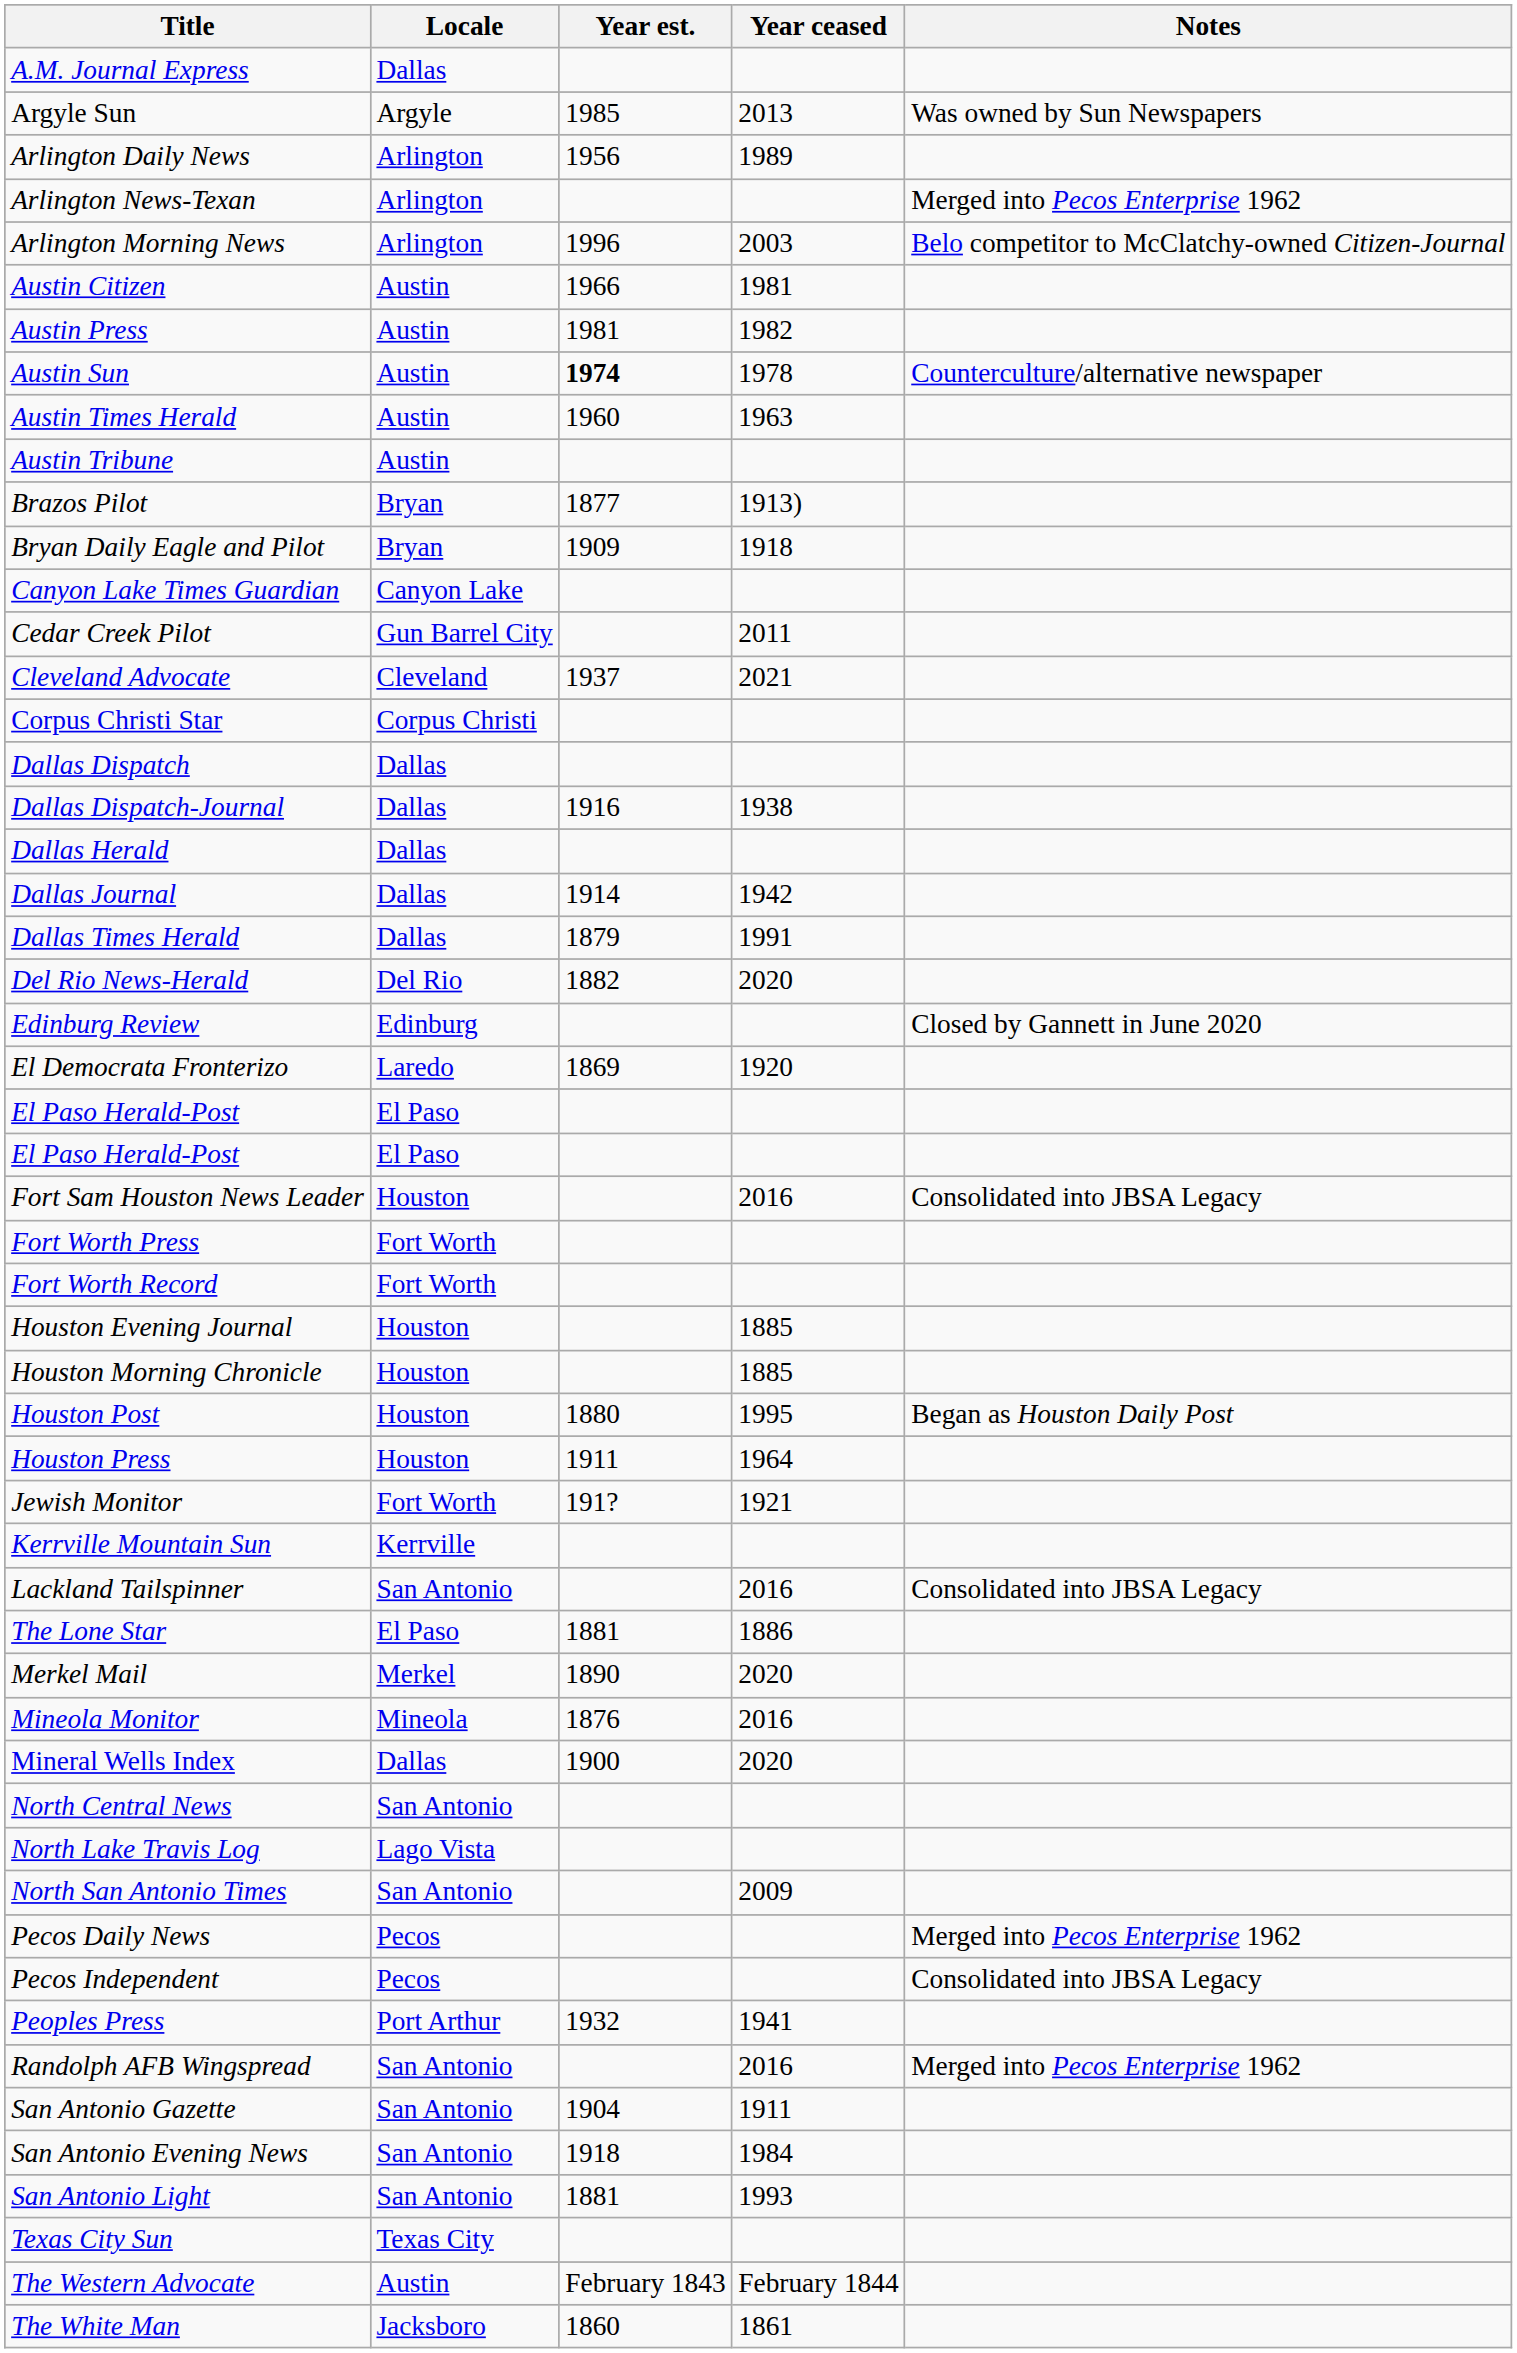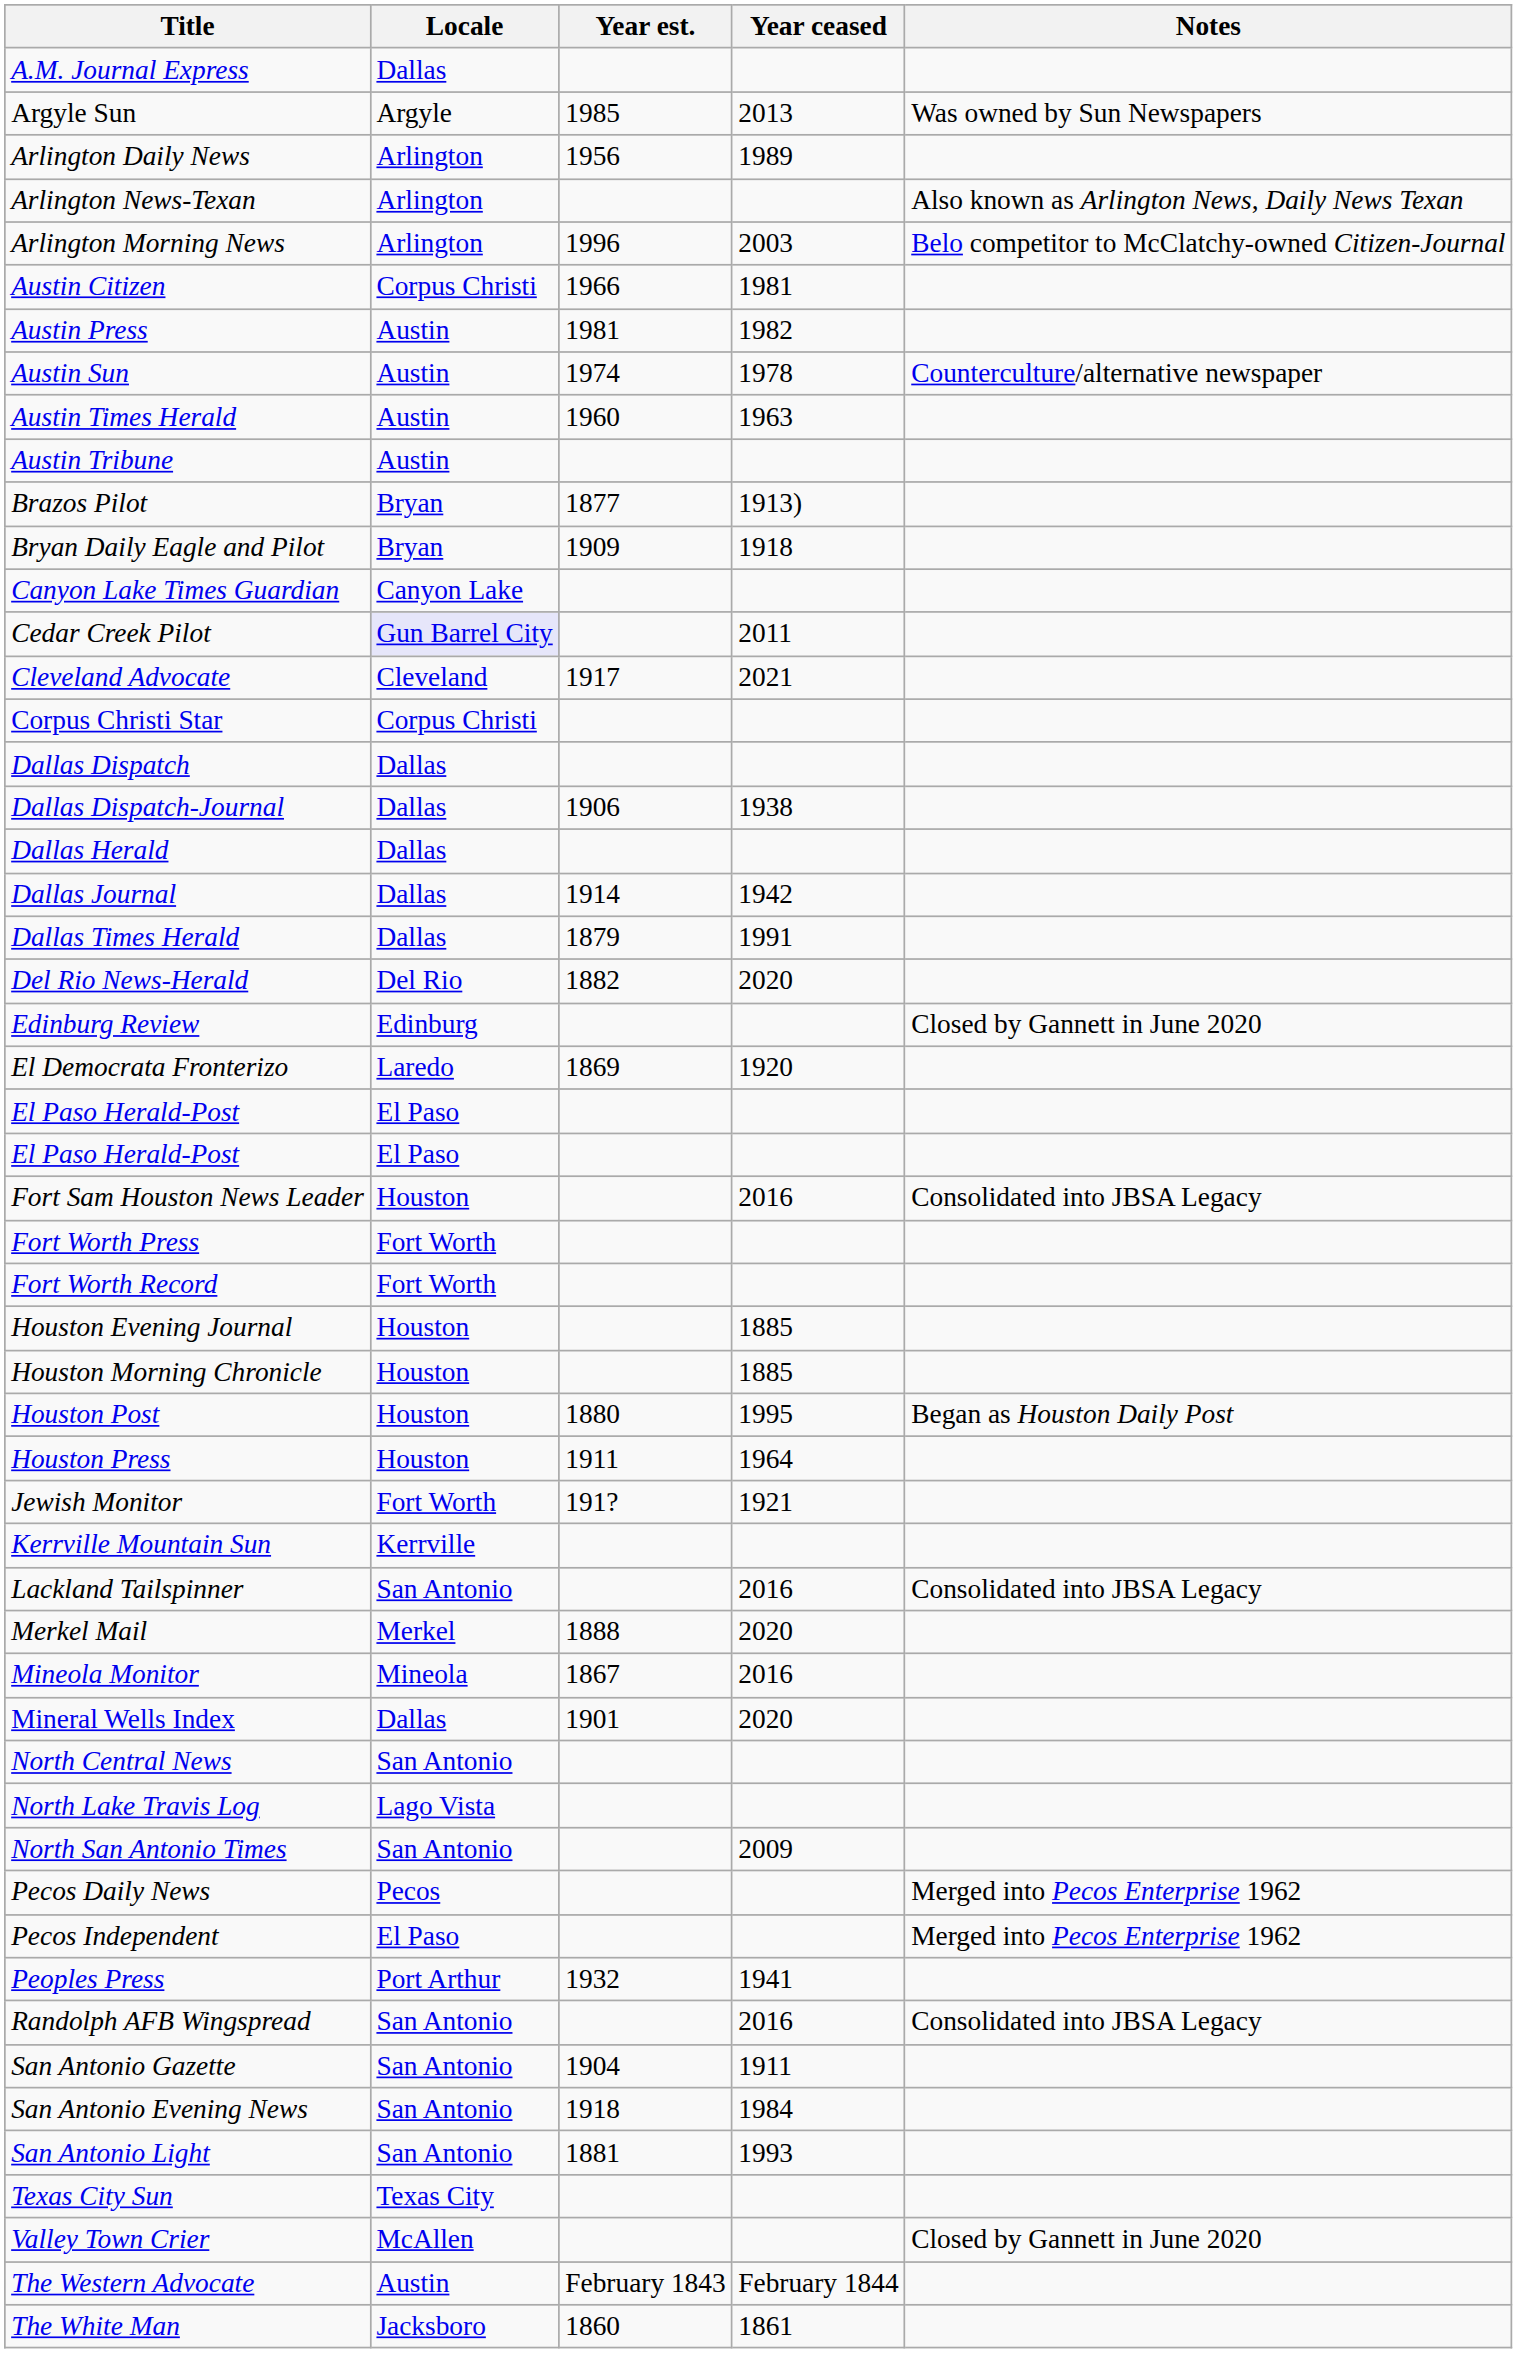(1106, 199) Merged into Pecos Enterprise 1962 -> (1187, 199) Also known as Arlington News, Daily News Texan
(413, 286) Austin -> (457, 286) Corpus Christi
(593, 373) bold -> (593, 373) normal
(465, 633) no background -> (465, 633) lavender background
(593, 677) 1937 -> (593, 677) 1917
(593, 807) 1916 -> (593, 807) 1906
- row: (89, 1631)
(593, 1675) 1890 -> (593, 1631) 1888
(593, 1718) 1876 -> (593, 1675) 1867
(593, 1761) 1900 -> (593, 1718) 1901
(408, 1978) Pecos -> (418, 1935) El Paso
(1086, 1978) Consolidated into JBSA Legacy -> (1106, 1935) Merged into Pecos Enterprise 1962
(1106, 2065) Merged into Pecos Enterprise 1962 -> (1086, 2022) Consolidated into JBSA Legacy
+ row: (110, 2239)
